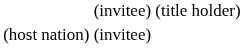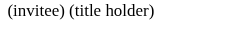- row: (46, 34)
